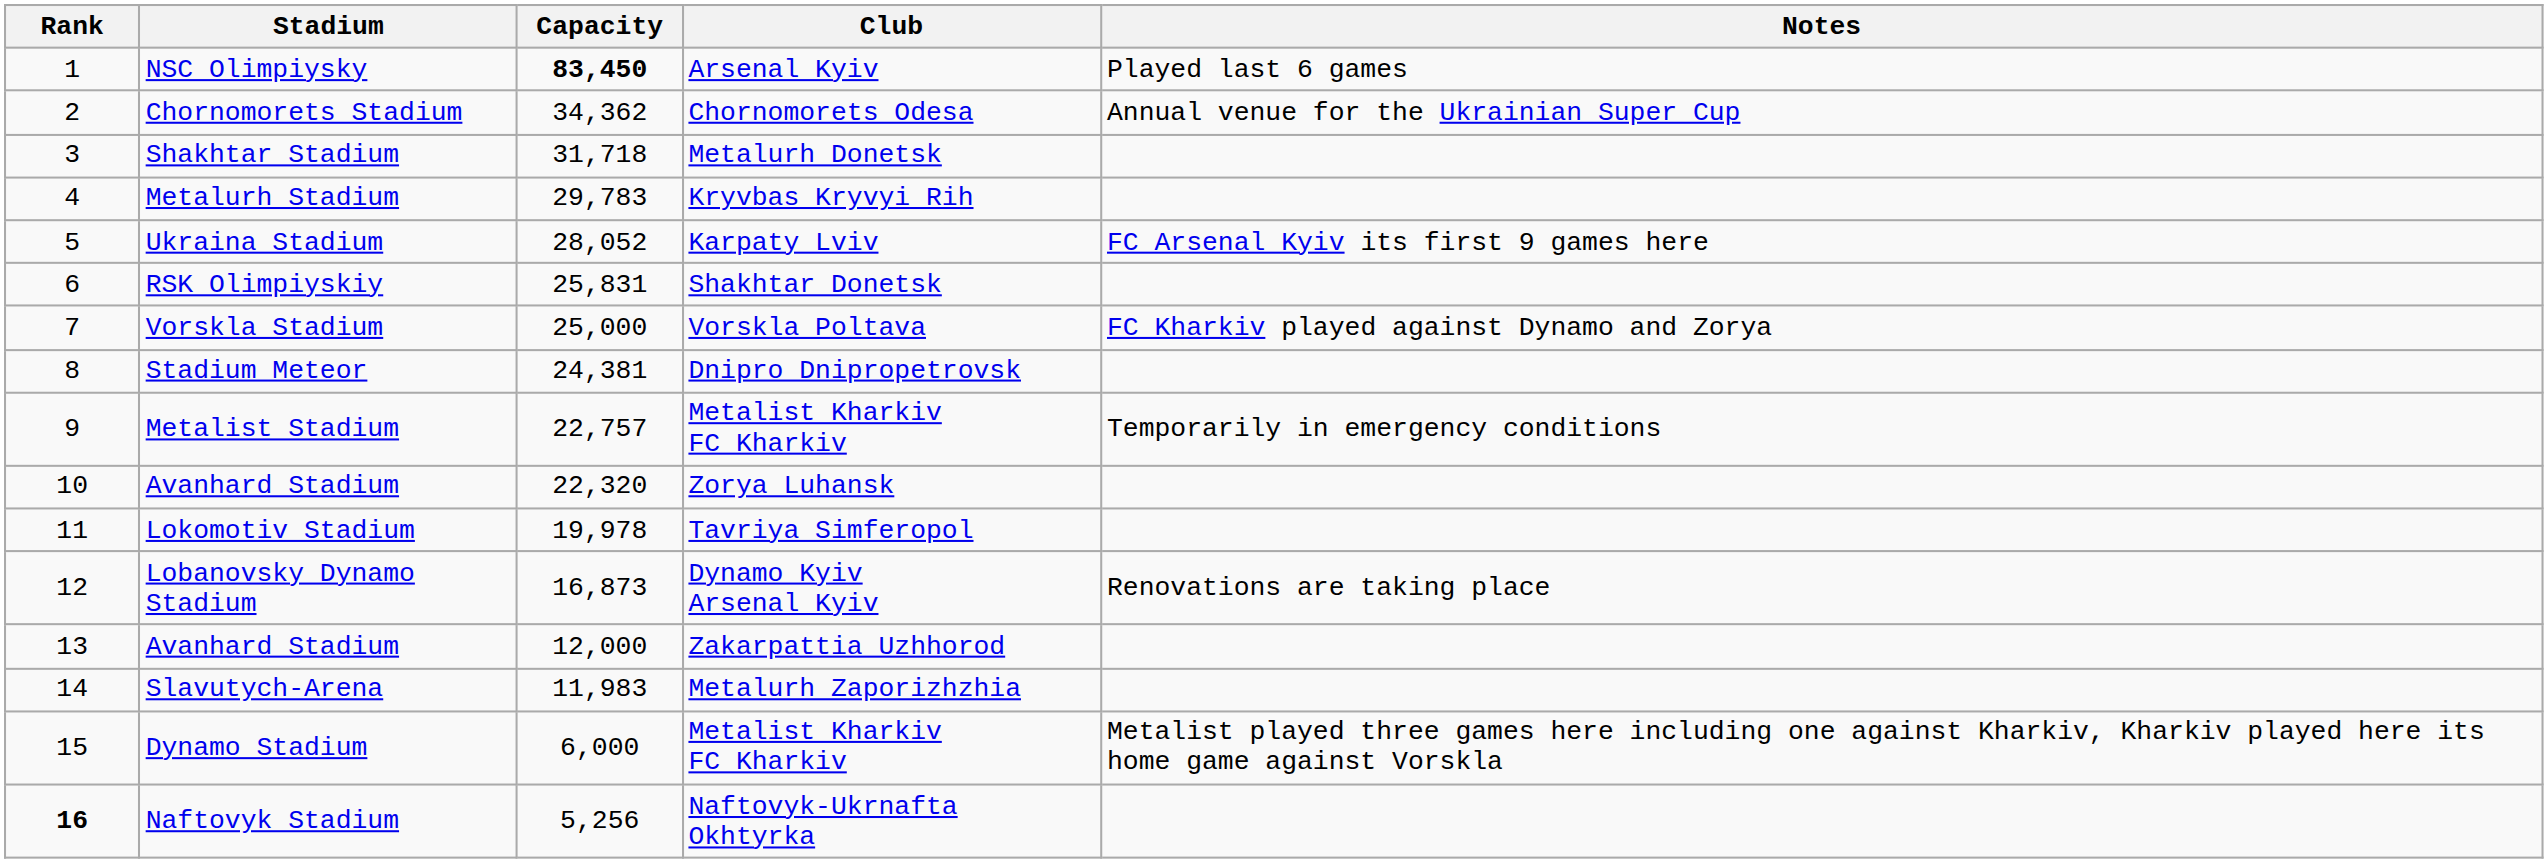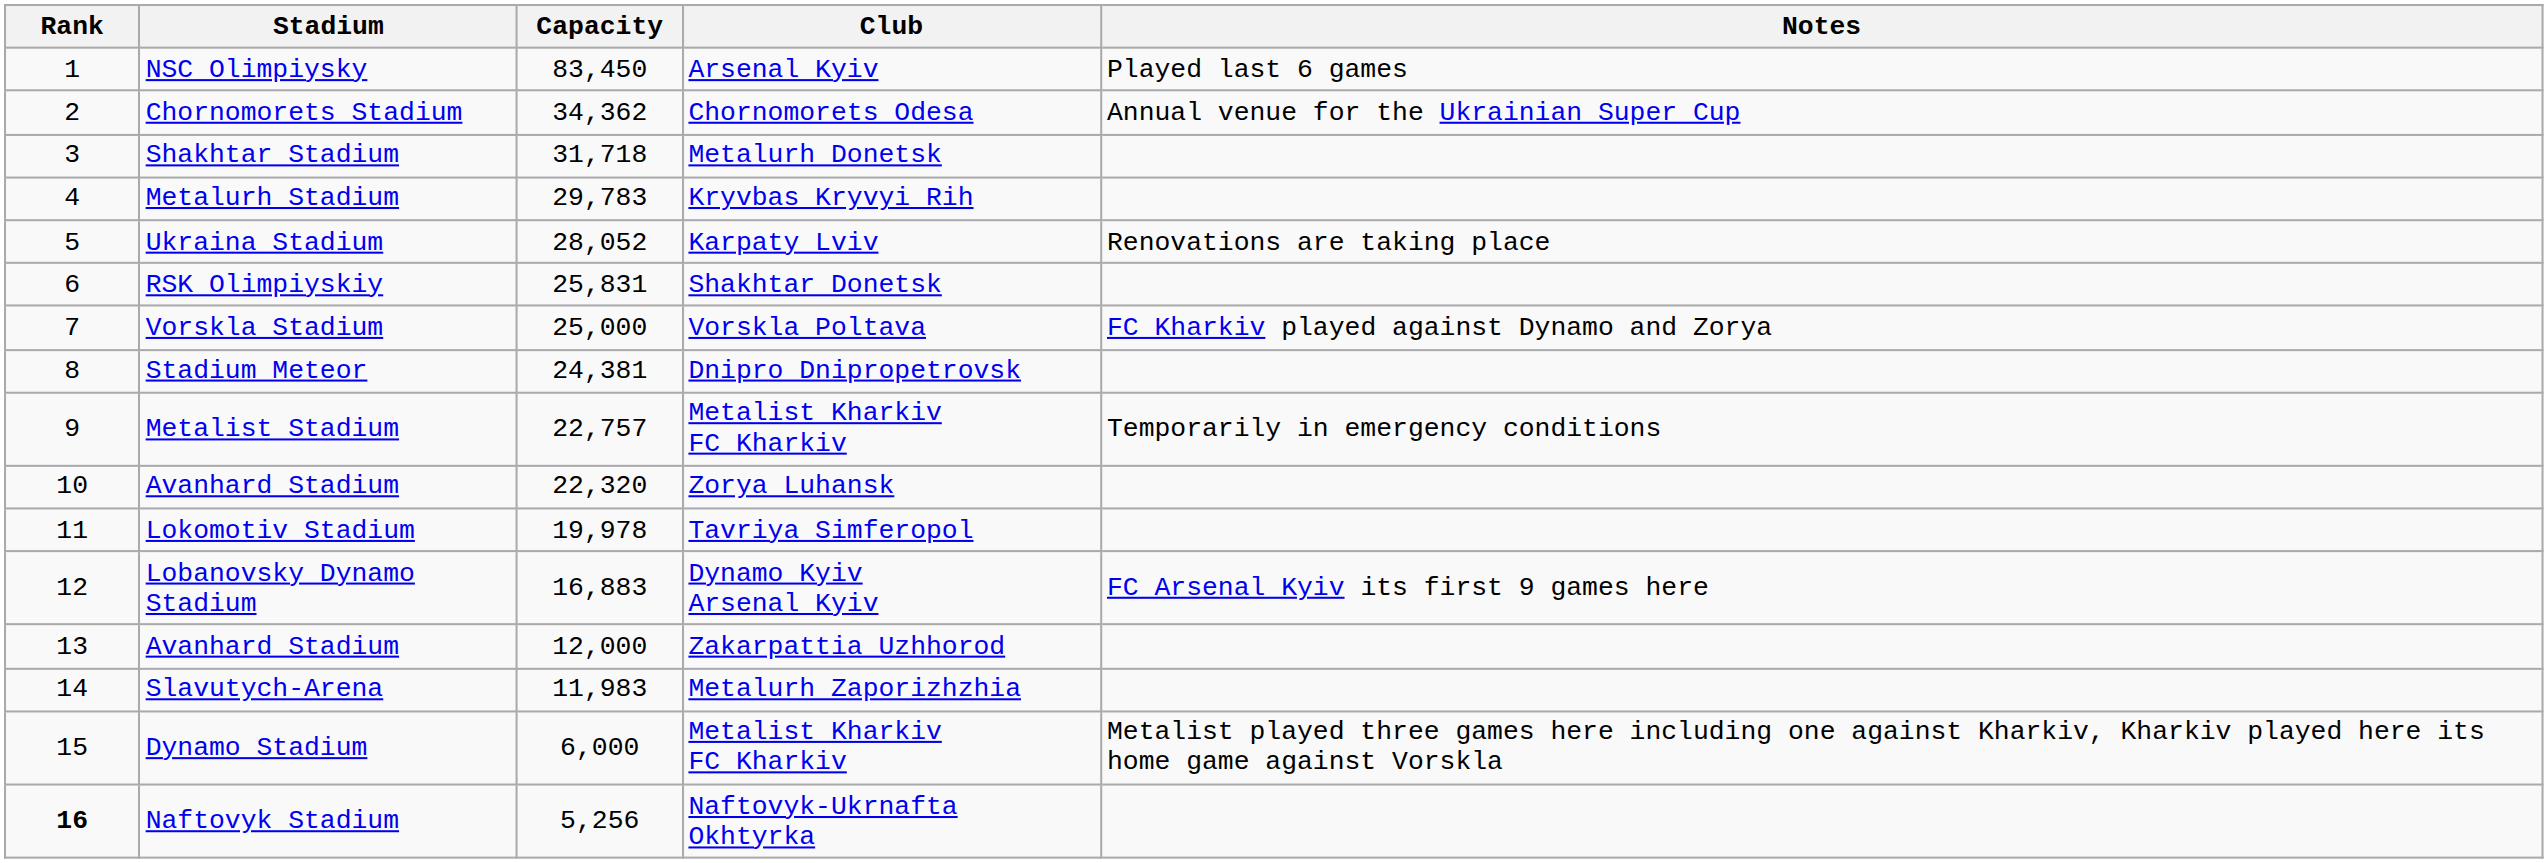(600, 70) bold -> (600, 70) normal
(1408, 242) FC Arsenal Kyiv its first 9 games here -> (1329, 242) Renovations are taking place
(600, 588) 16,873 -> (600, 588) 16,883
(1329, 588) Renovations are taking place -> (1408, 588) FC Arsenal Kyiv its first 9 games here
